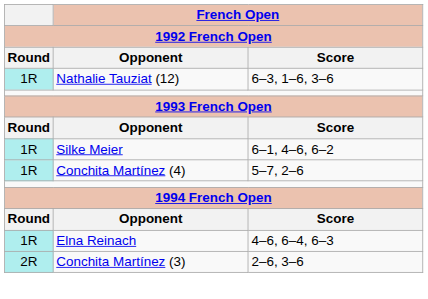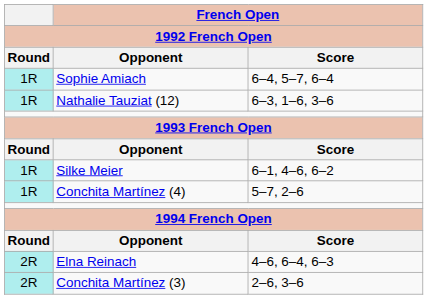+ row: (101, 79)
(29, 240) 1R -> (29, 262) 2R
